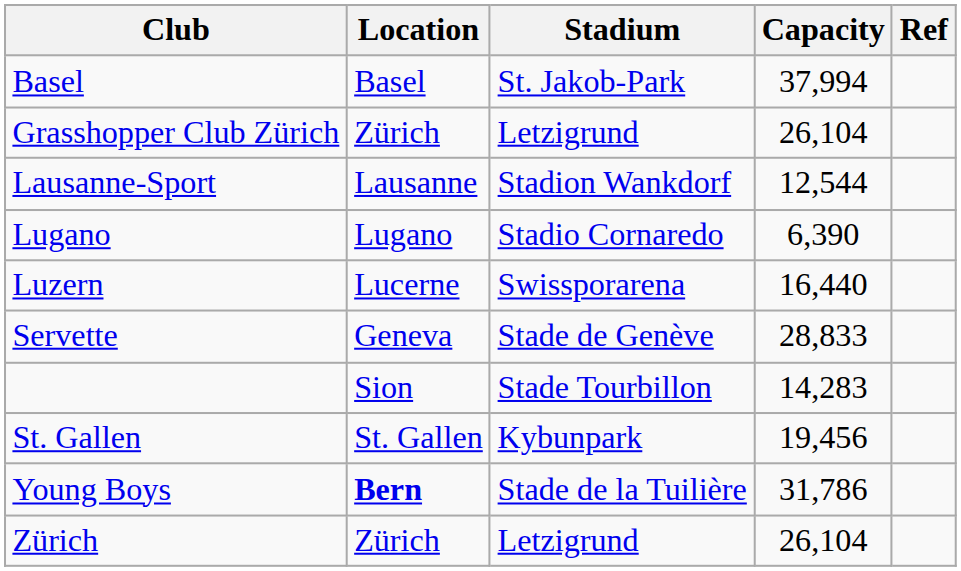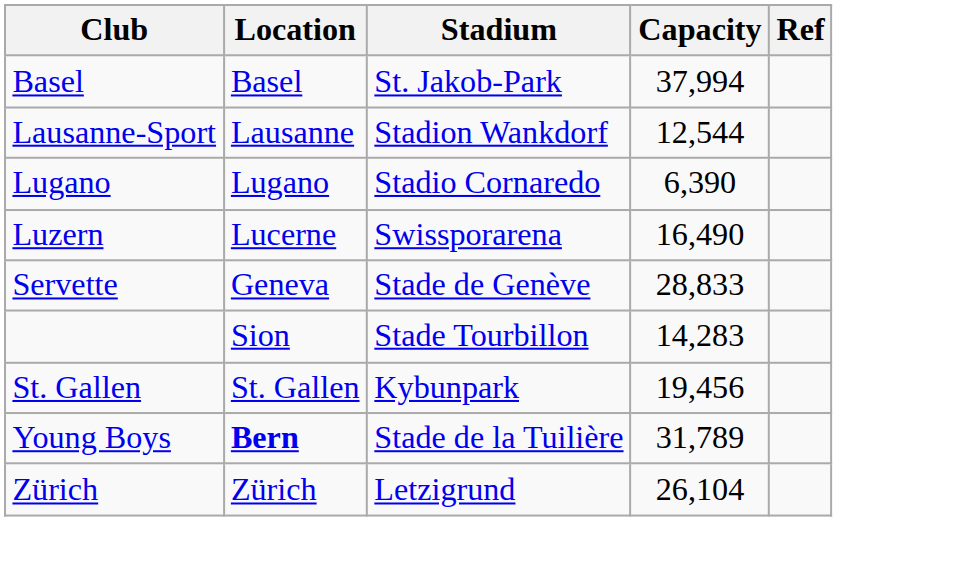- row: (176, 132)
(823, 285) 16,440 -> (700, 234) 16,490
(823, 489) 31,786 -> (700, 438) 31,789
